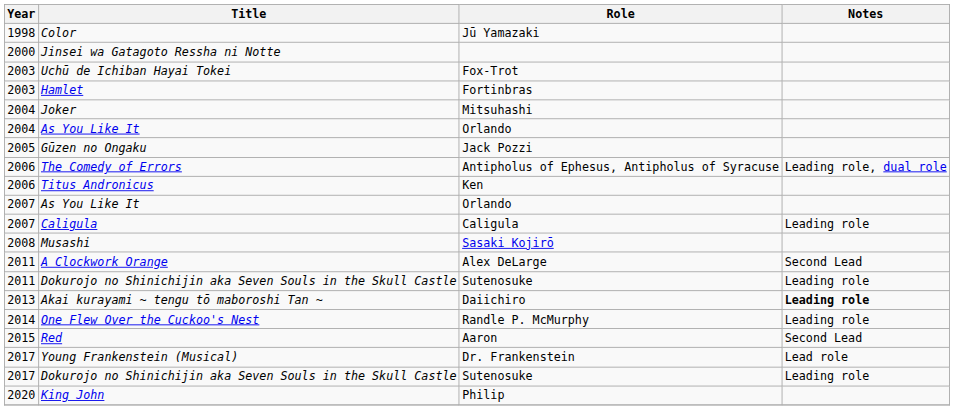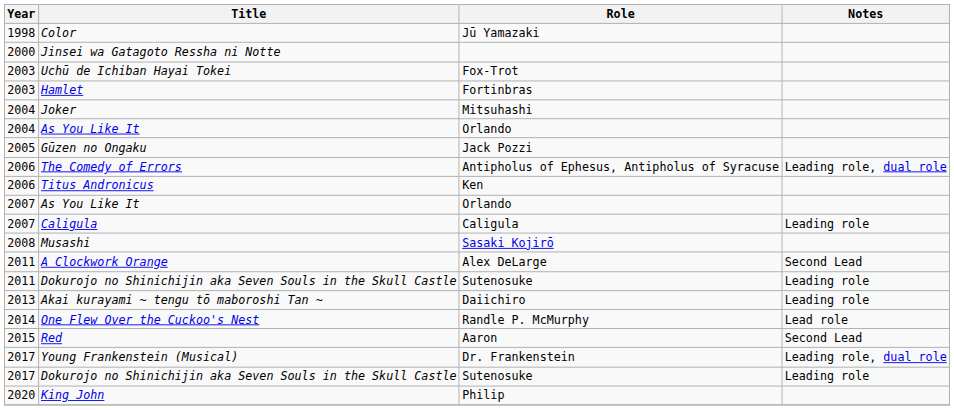(827, 300) bold -> (827, 300) normal
(827, 319) Leading role -> (816, 319) Lead role
(816, 357) Lead role -> (866, 357) Leading role, dual role
